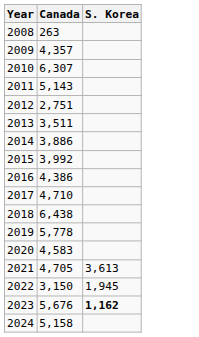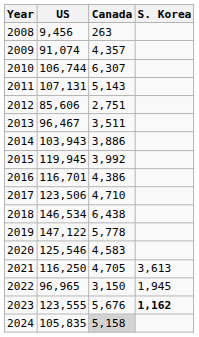+ column: (63, 14)
(56, 323) no background -> (109, 323) lightgrey background
